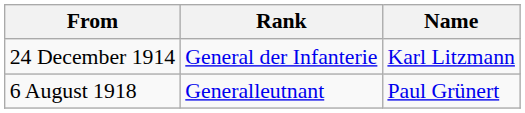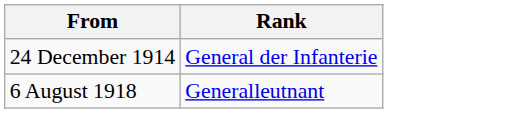- column: (451, 21)
